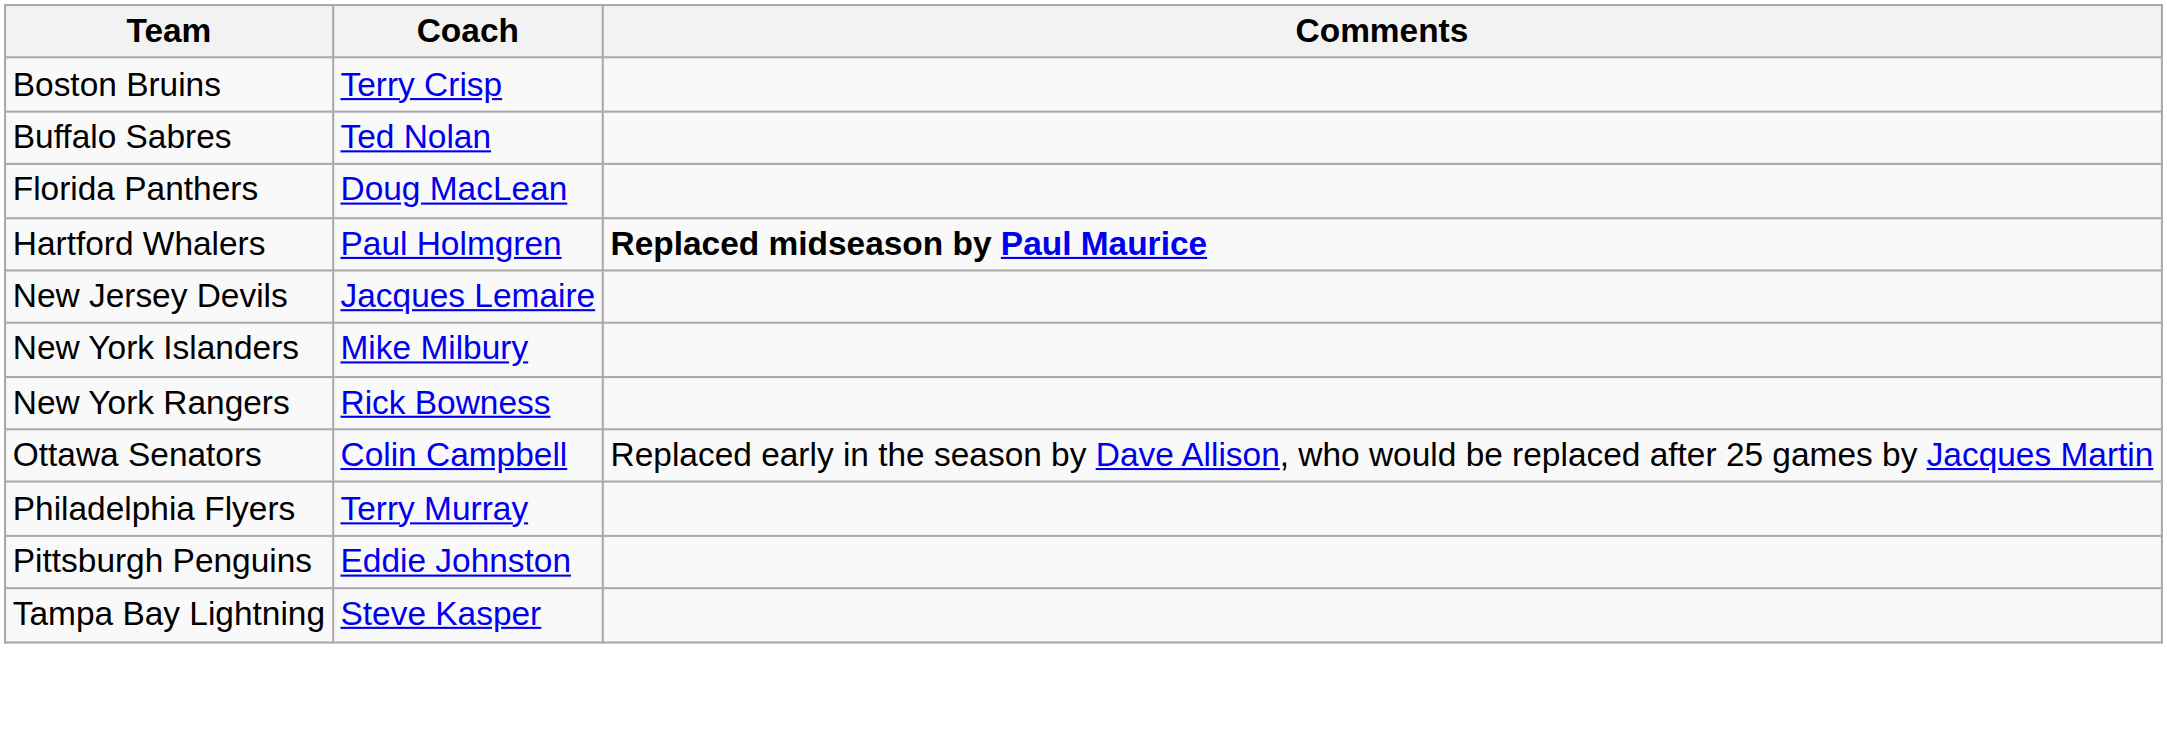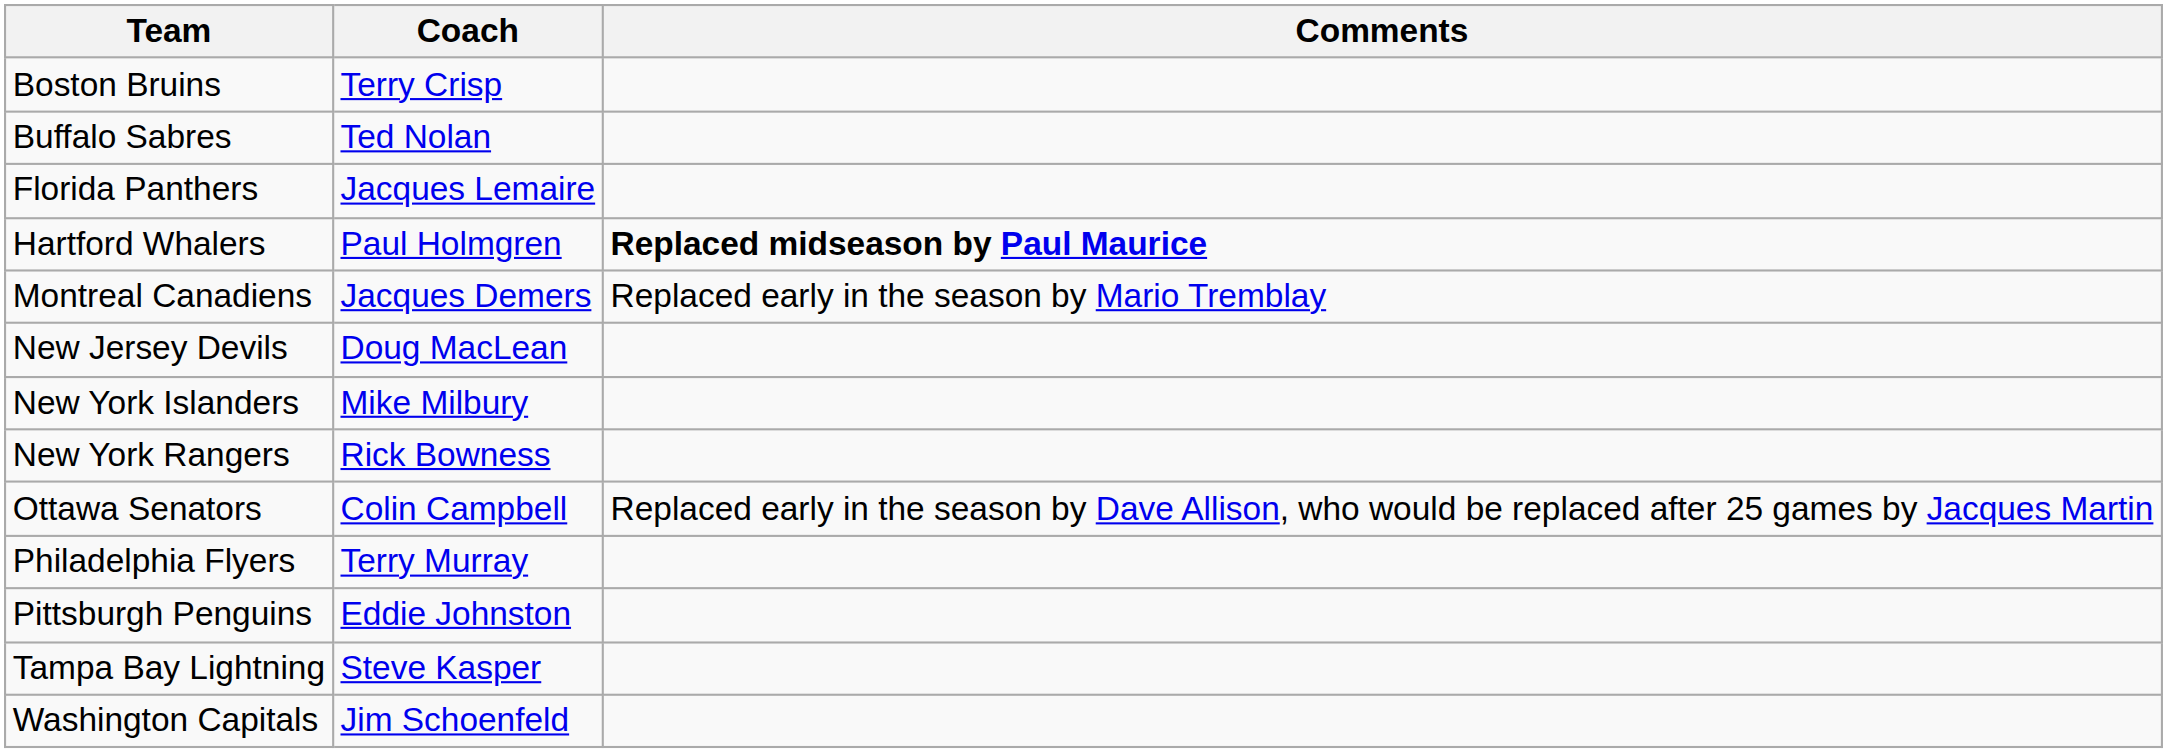(454, 190) Doug MacLean -> (468, 190) Jacques Lemaire
+ row: (162, 296)
(468, 296) Jacques Lemaire -> (454, 349) Doug MacLean
+ row: (165, 720)
